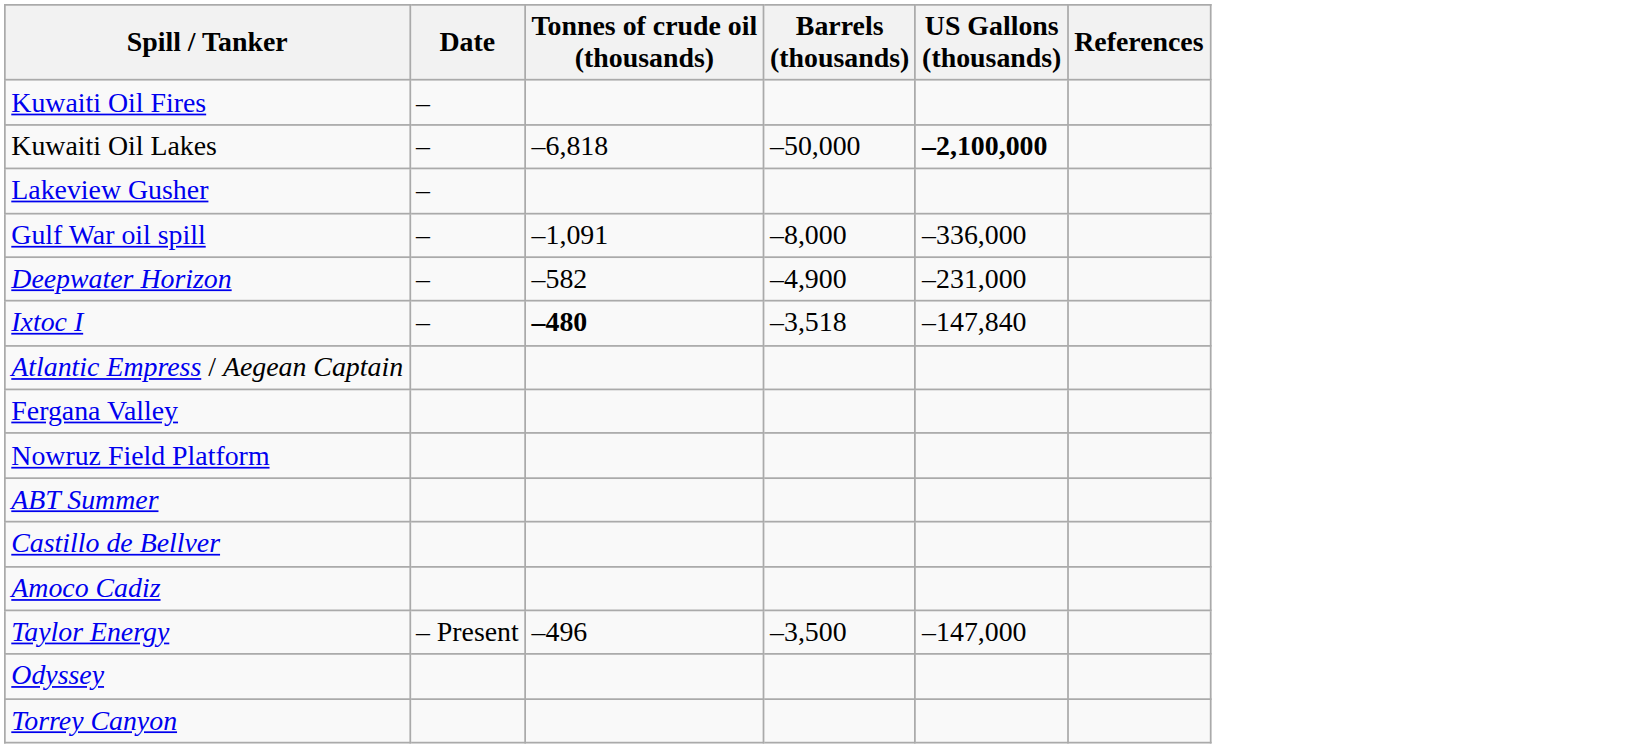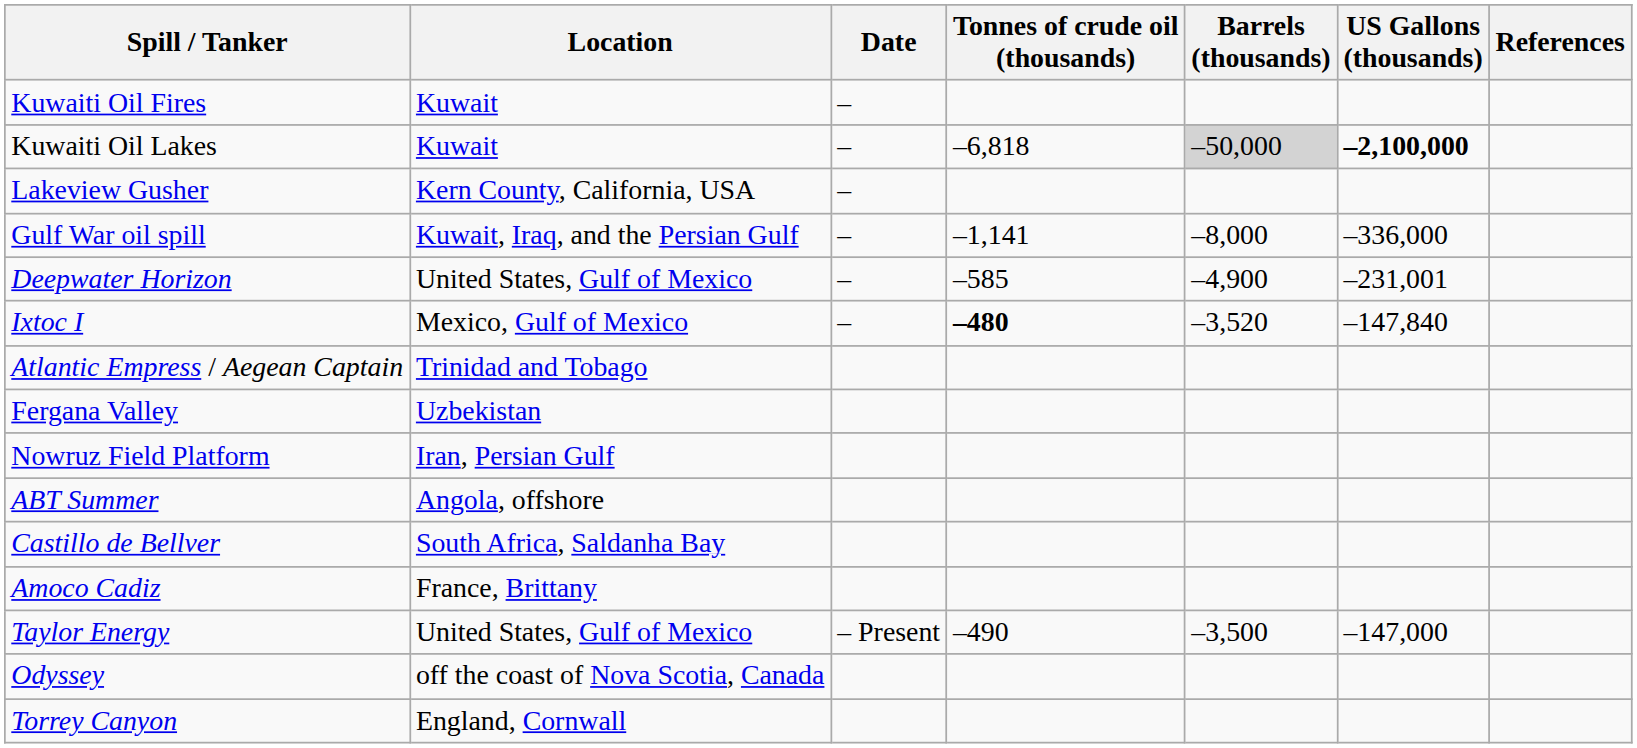+ column: (620, 42)
(815, 146) no background -> (1237, 146) lightgrey background
(570, 234) –1,091 -> (991, 234) –1,141
(559, 278) –582 -> (981, 278) –585
(974, 278) –231,000 -> (1396, 278) –231,001
(808, 322) –3,518 -> (1230, 322) –3,520
(559, 631) –496 -> (981, 631) –490
